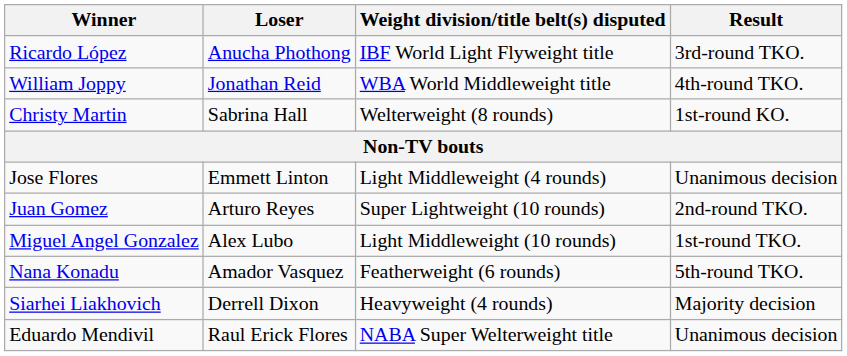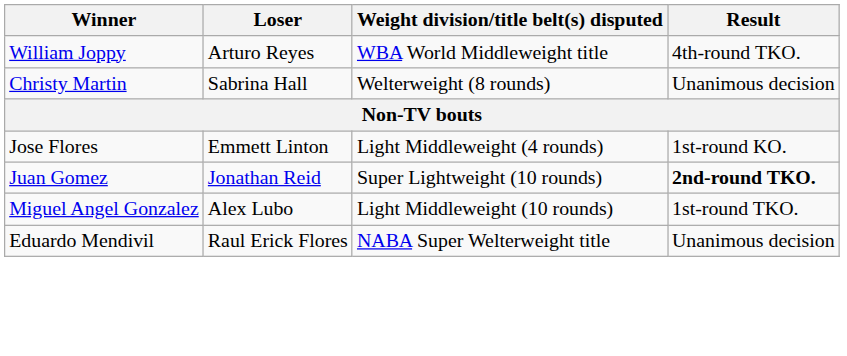- row: (68, 51)
(264, 83) Jonathan Reid -> (261, 51) Arturo Reyes
(732, 114) 1st-round KO. -> (753, 83) Unanimous decision
(756, 177) Unanimous decision -> (729, 146) 1st-round KO.
(261, 209) Arturo Reyes -> (264, 177) Jonathan Reid
(741, 209) normal -> (744, 177) bold
- row: (64, 271)
- row: (85, 303)
